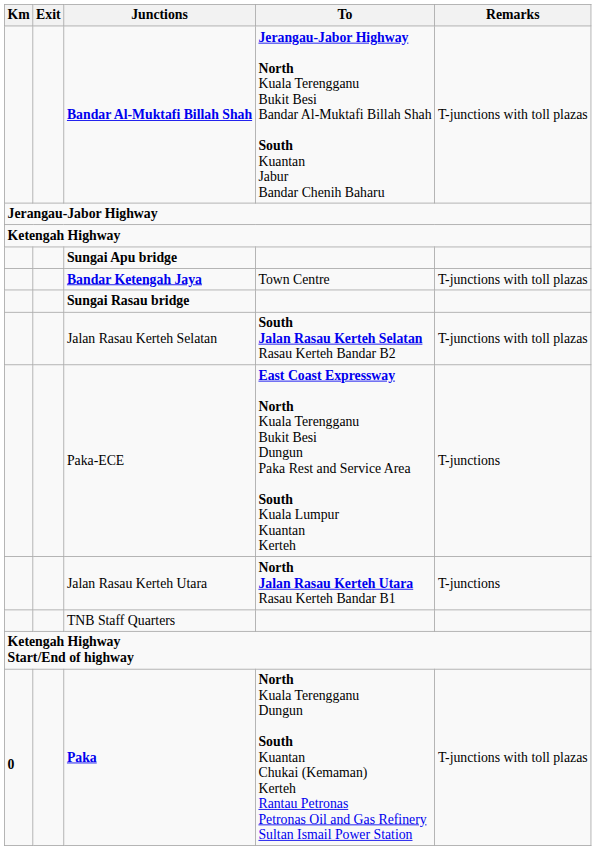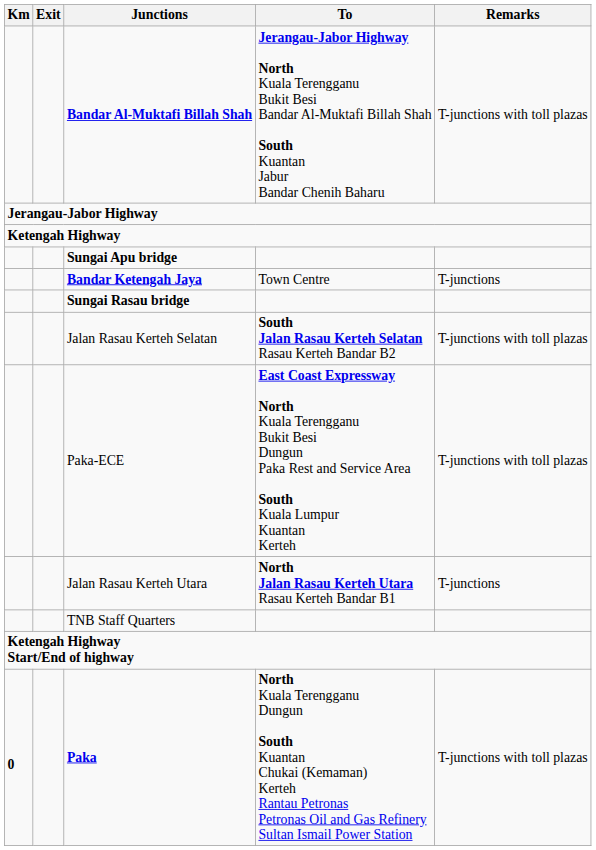(513, 279) T-junctions with toll plazas -> (469, 279) T-junctions
(469, 460) T-junctions -> (513, 460) T-junctions with toll plazas
